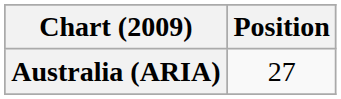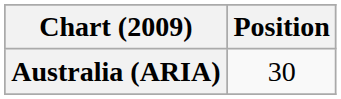(282, 71) 27 -> (282, 71) 30
